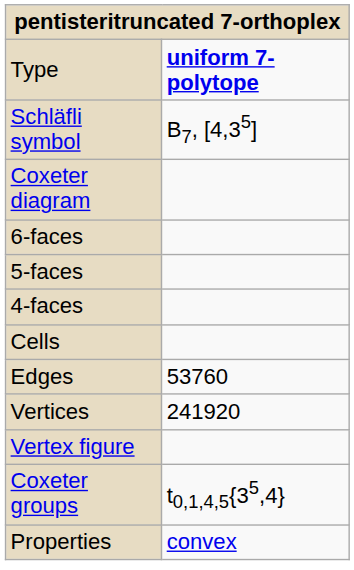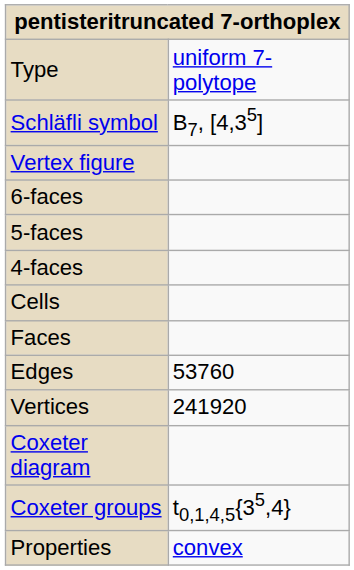(221, 69) bold -> (222, 69) normal
rows swapped: (51, 189) <-> (73, 446)
+ row: (41, 337)
